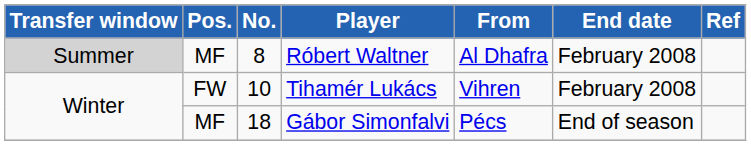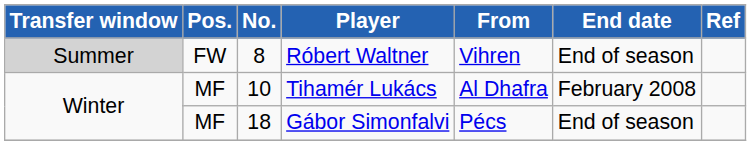(210, 55) MF -> (210, 55) FW
(504, 55) Al Dhafra -> (490, 55) Vihren
(627, 55) February 2008 -> (626, 55) End of season
(210, 88) FW -> (210, 88) MF
(490, 88) Vihren -> (504, 88) Al Dhafra
